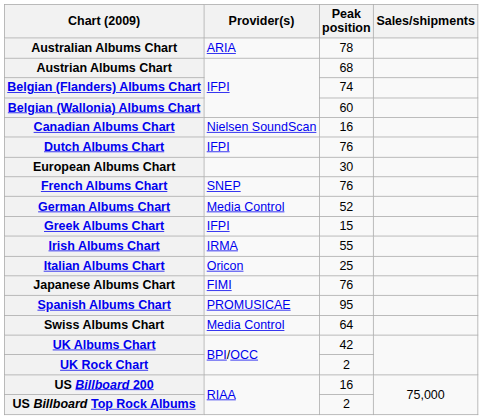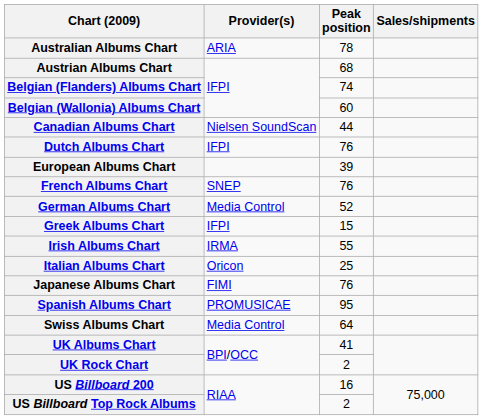(346, 127) 16 -> (346, 127) 44
(346, 166) 30 -> (346, 166) 39
(346, 345) 42 -> (346, 345) 41
